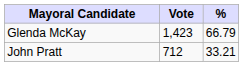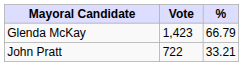(173, 52) 712 -> (173, 52) 722
